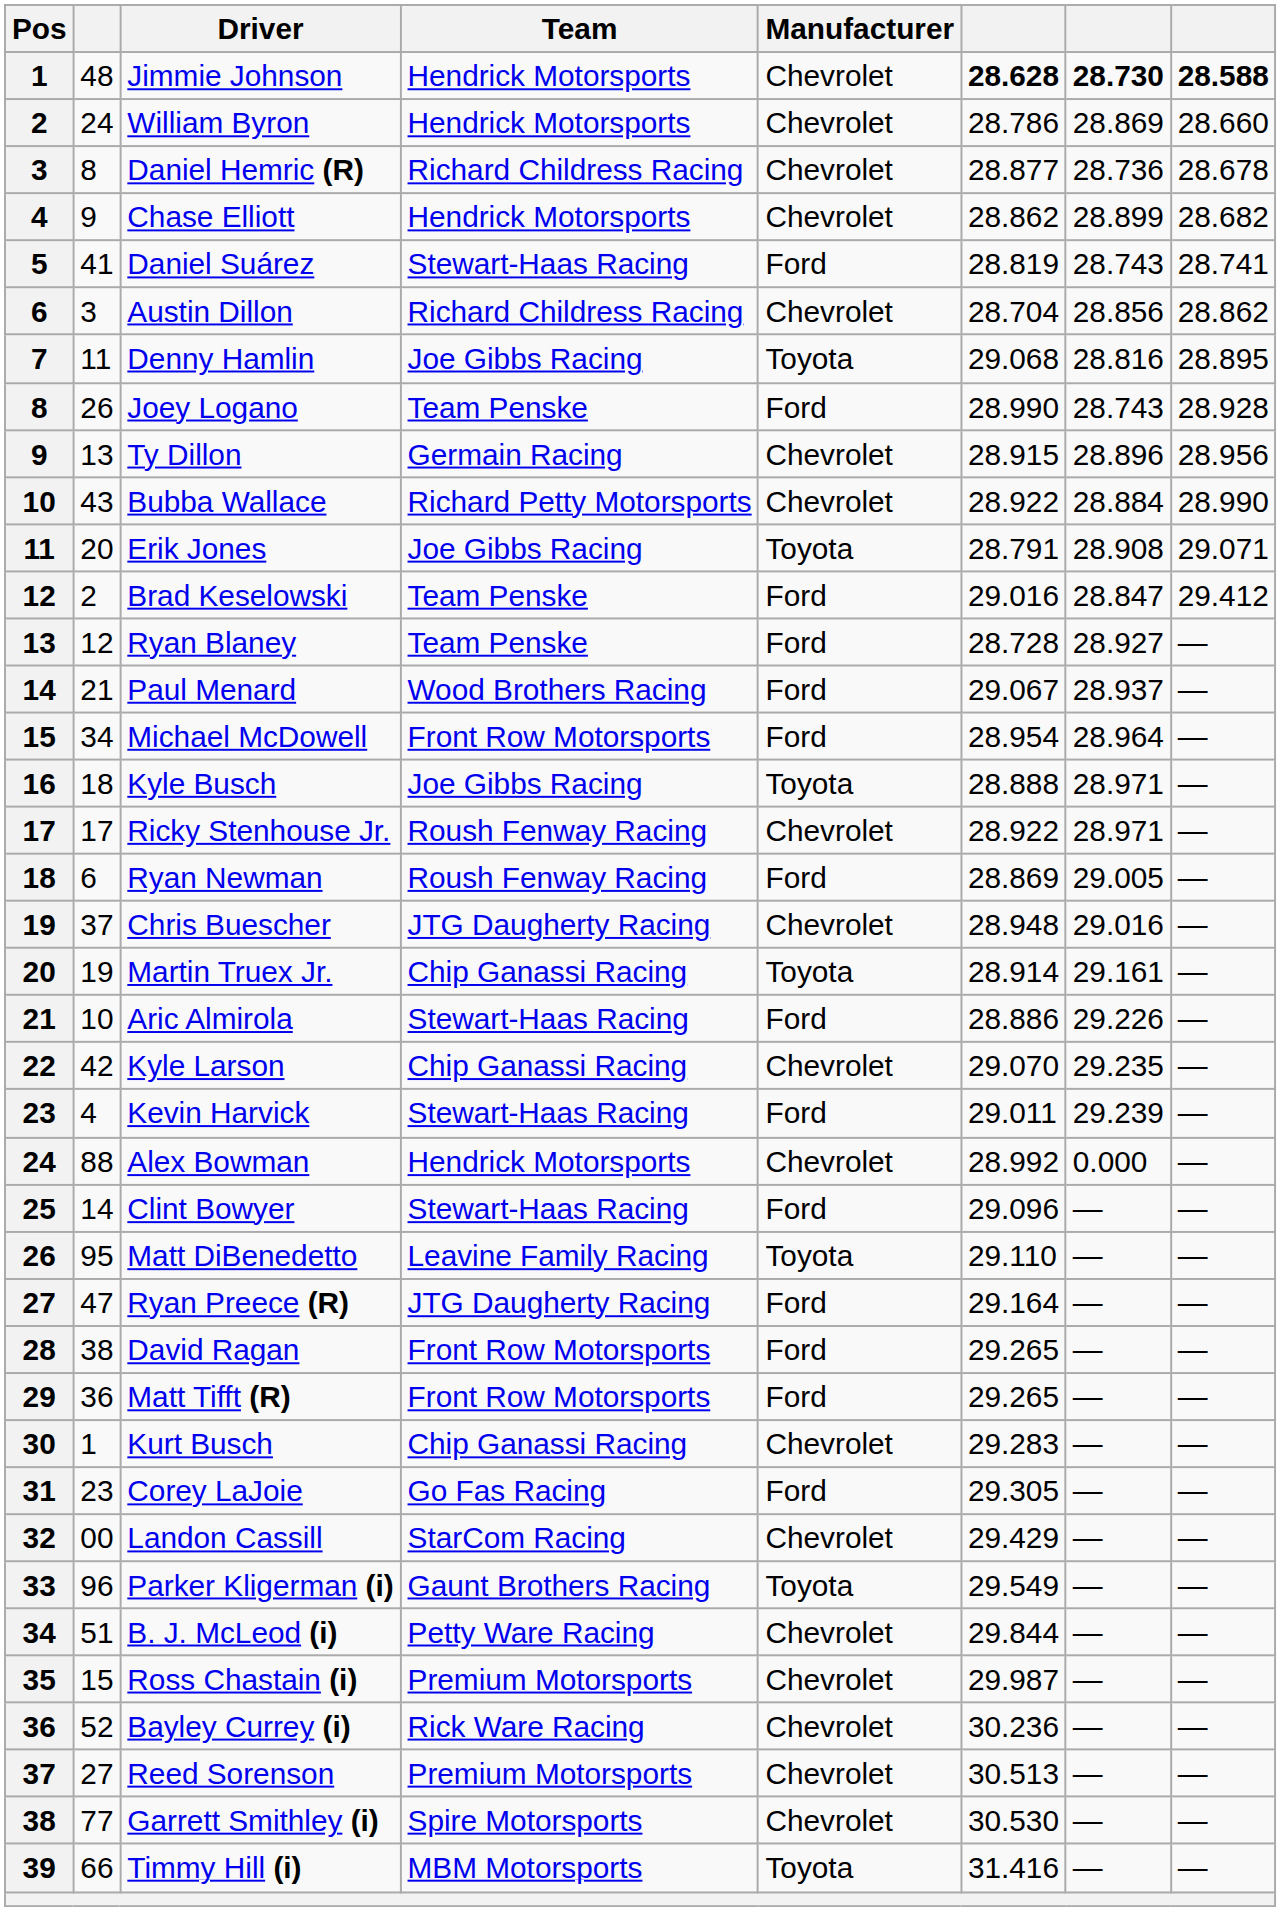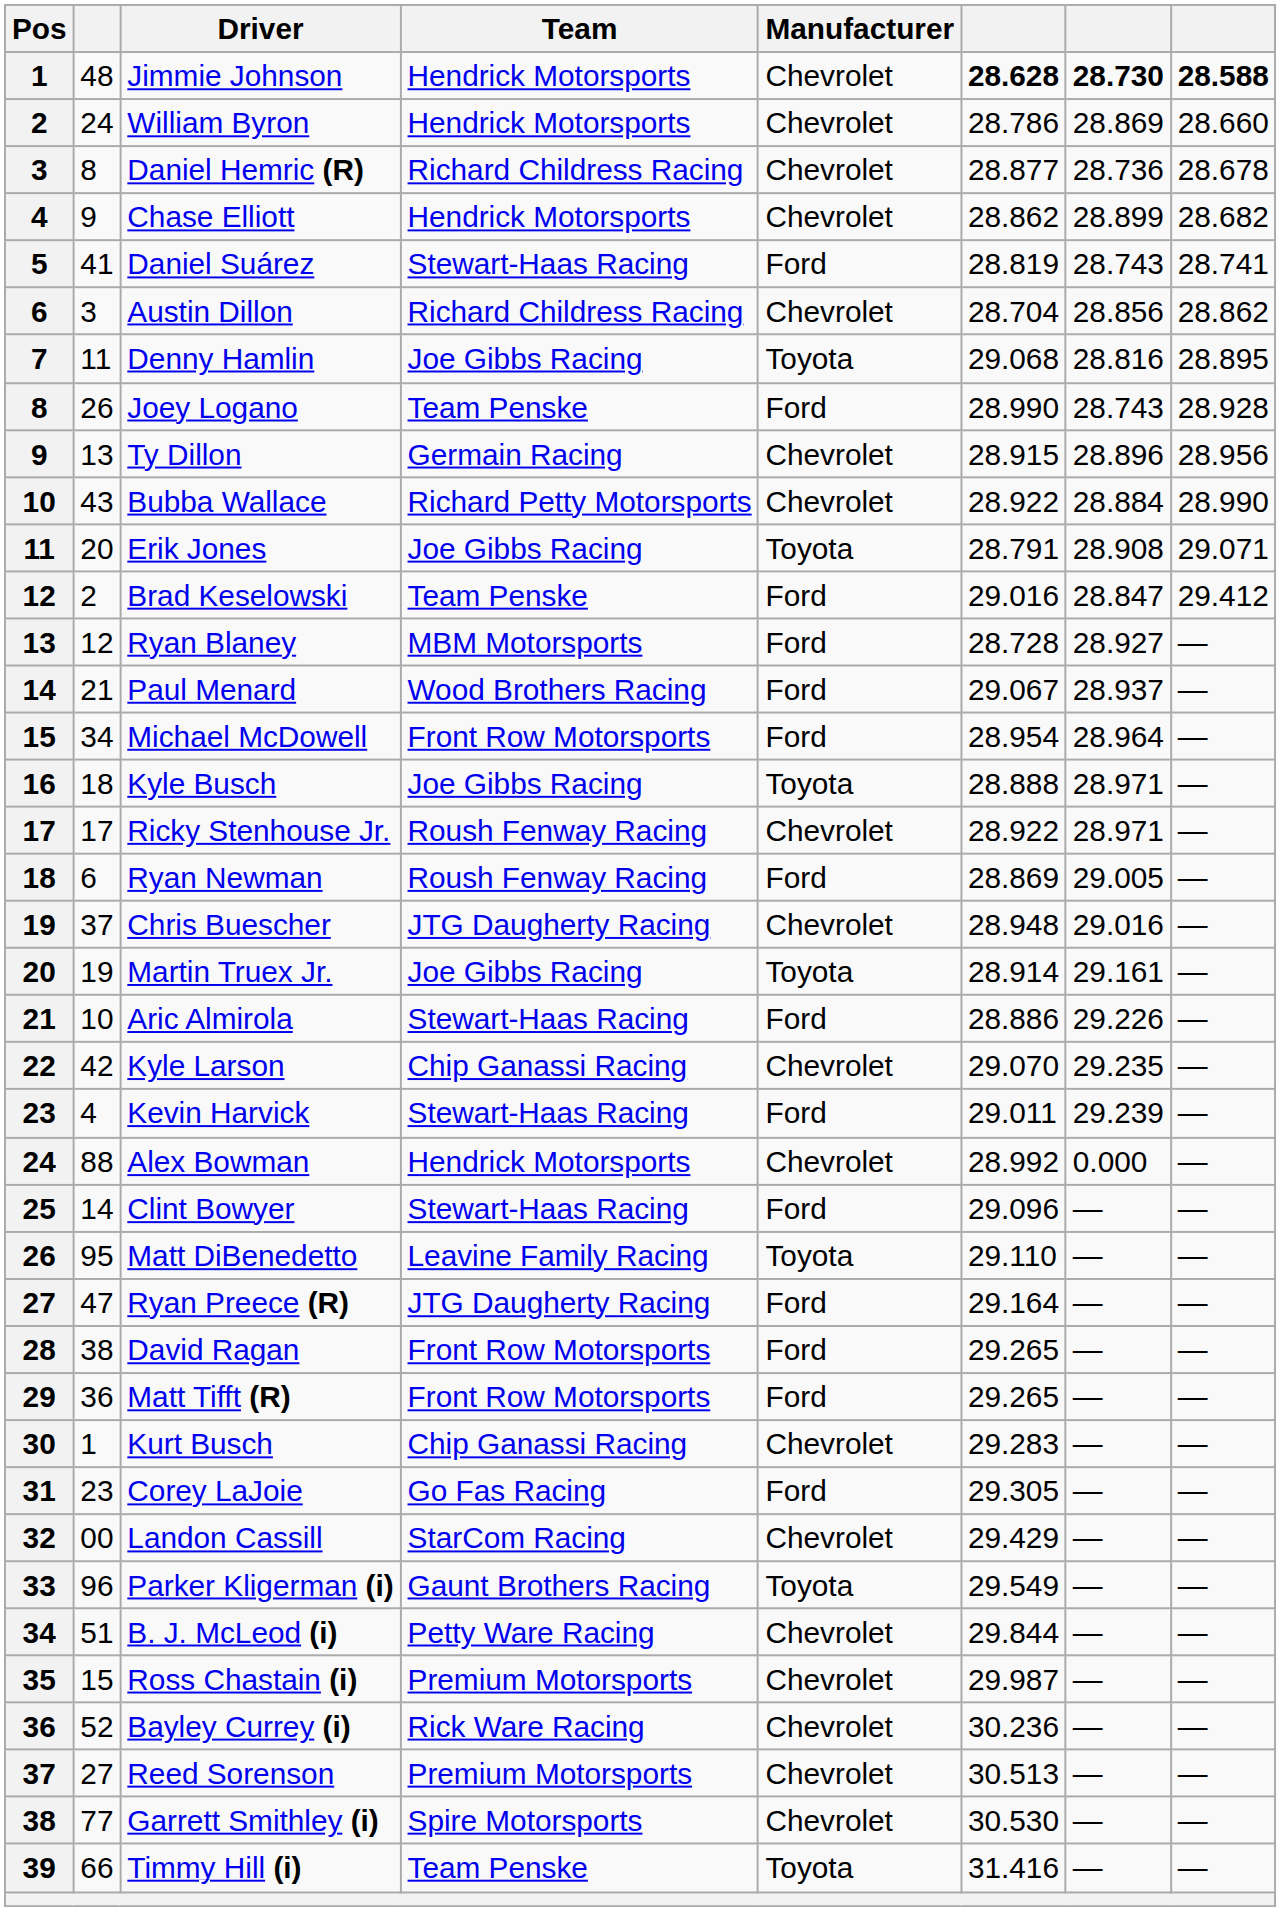(498, 642) Team Penske -> (525, 642) MBM Motorsports
(547, 972) Chip Ganassi Racing -> (525, 972) Joe Gibbs Racing
(525, 1868) MBM Motorsports -> (498, 1868) Team Penske
